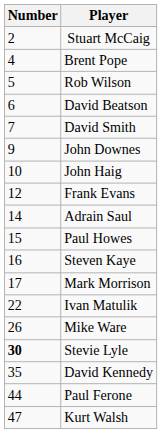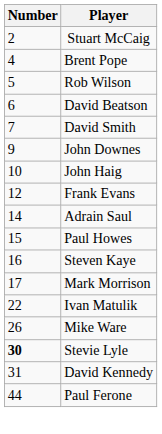(15, 372) 35 -> (15, 372) 31
- row: (96, 417)
